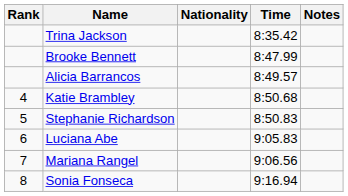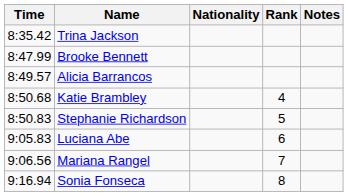columns swapped: (23, 14) <-> (276, 14)
